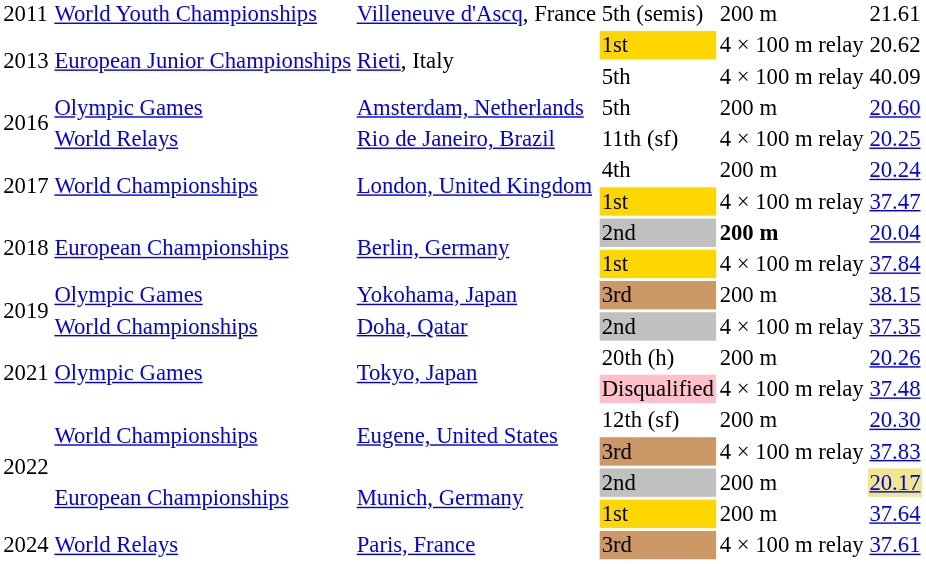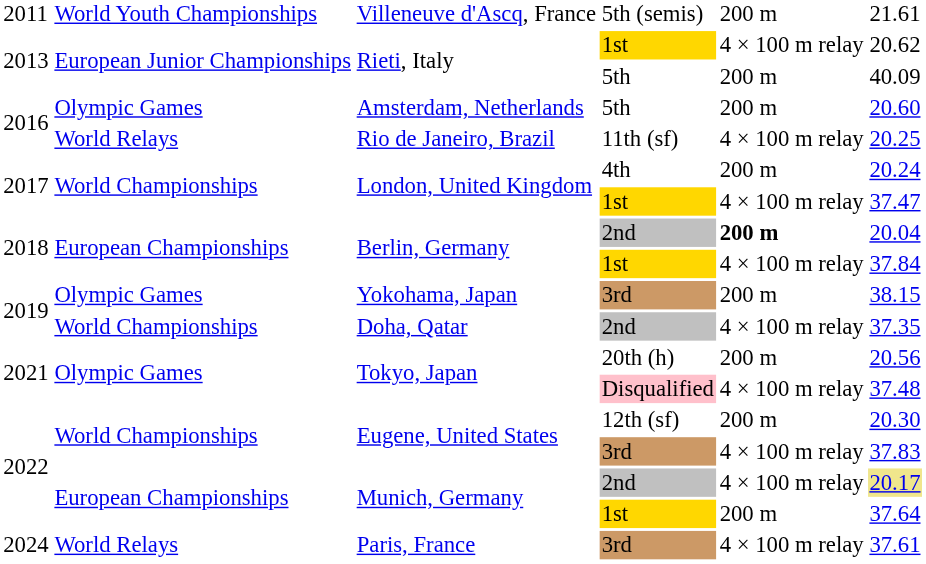(792, 76) 4 × 100 m relay -> (748, 76) 200 m
(895, 357) 20.26 -> (895, 357) 20.56
(748, 482) 200 m -> (792, 482) 4 × 100 m relay
